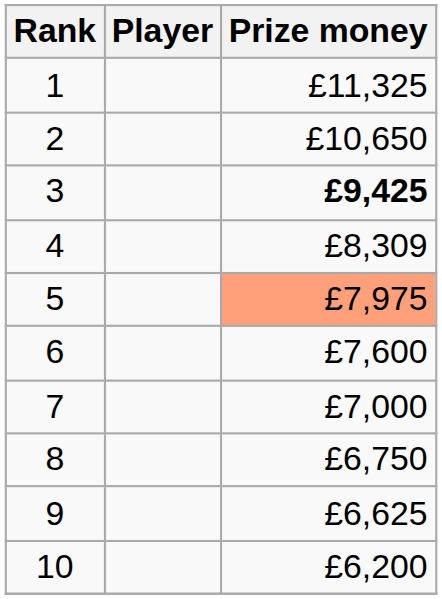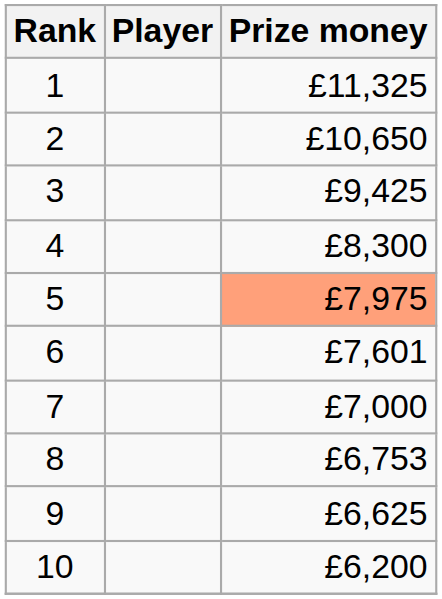(376, 191) bold -> (376, 191) normal
(376, 245) £8,309 -> (376, 245) £8,300
(376, 352) £7,600 -> (376, 352) £7,601
(376, 459) £6,750 -> (376, 459) £6,753
